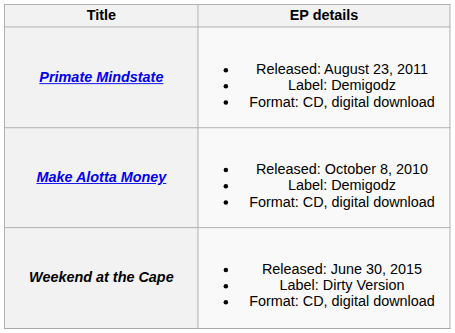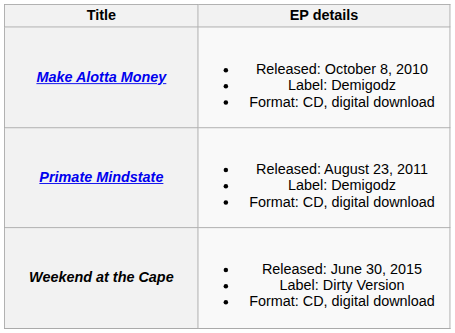rows swapped: (101, 177) <-> (101, 77)
